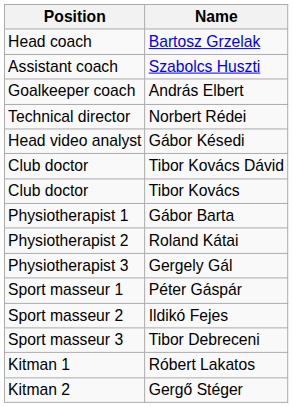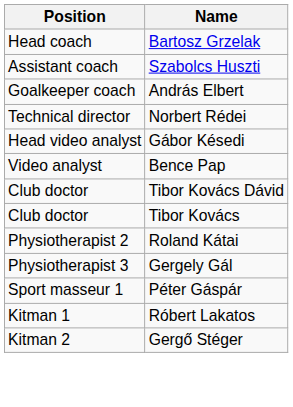+ row: (187, 166)
- row: (191, 215)
- row: (188, 315)
- row: (204, 340)
